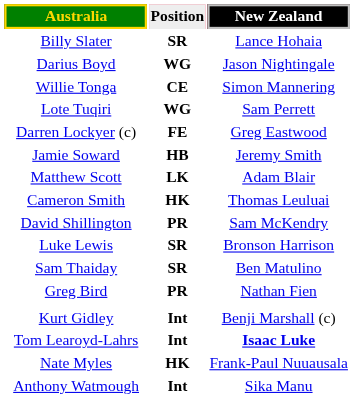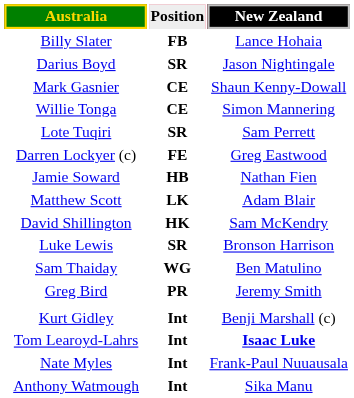(177, 41) SR -> (177, 41) FB
(177, 64) WG -> (177, 64) SR
+ row: (76, 86)
(177, 109) WG -> (177, 132) SR
(279, 154) Jeremy Smith -> (279, 177) Nathan Fien
- row: (76, 200)
(177, 222) PR -> (177, 222) HK
(177, 268) SR -> (177, 268) WG
(279, 290) Nathan Fien -> (279, 290) Jeremy Smith
(177, 363) HK -> (177, 363) Int
